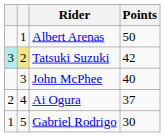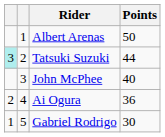(23, 57) khaki background -> (23, 57) no background
(129, 57) 42 -> (129, 57) 44
(129, 100) 37 -> (129, 100) 36
